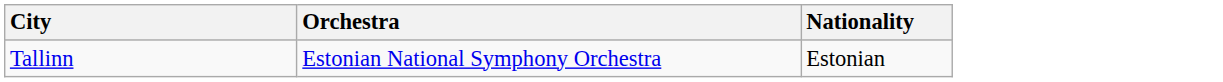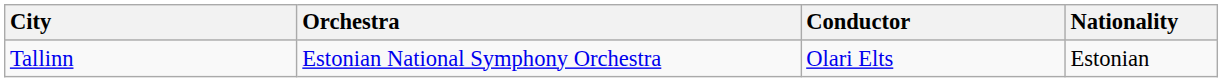+ column: (858, 22)
